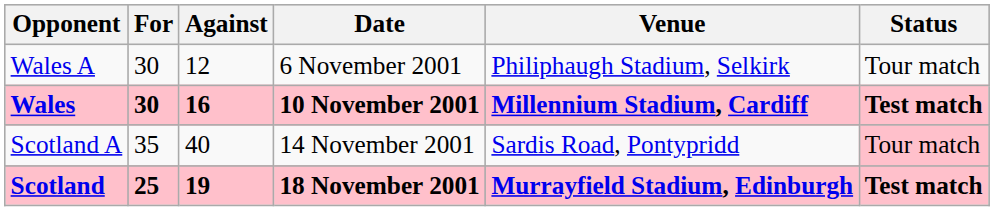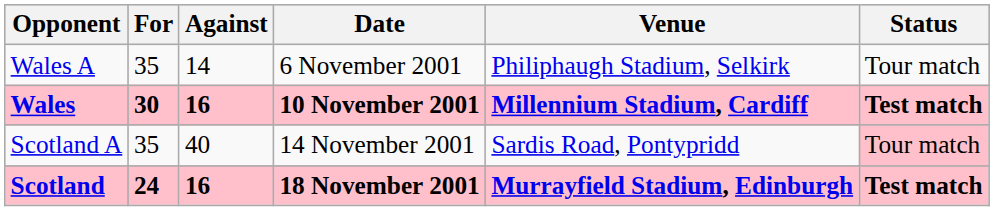(147, 64) 30 -> (147, 64) 35
(198, 64) 12 -> (198, 64) 14
(147, 184) 25 -> (147, 184) 24
(198, 184) 19 -> (198, 184) 16
